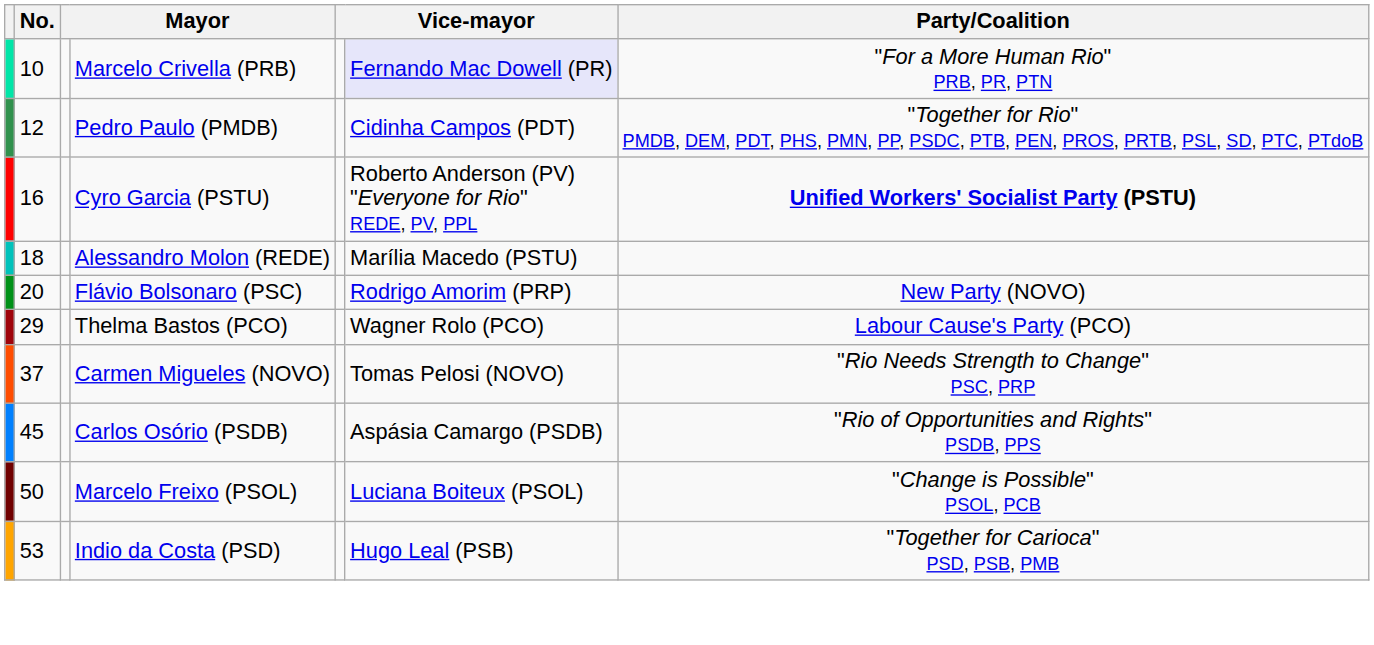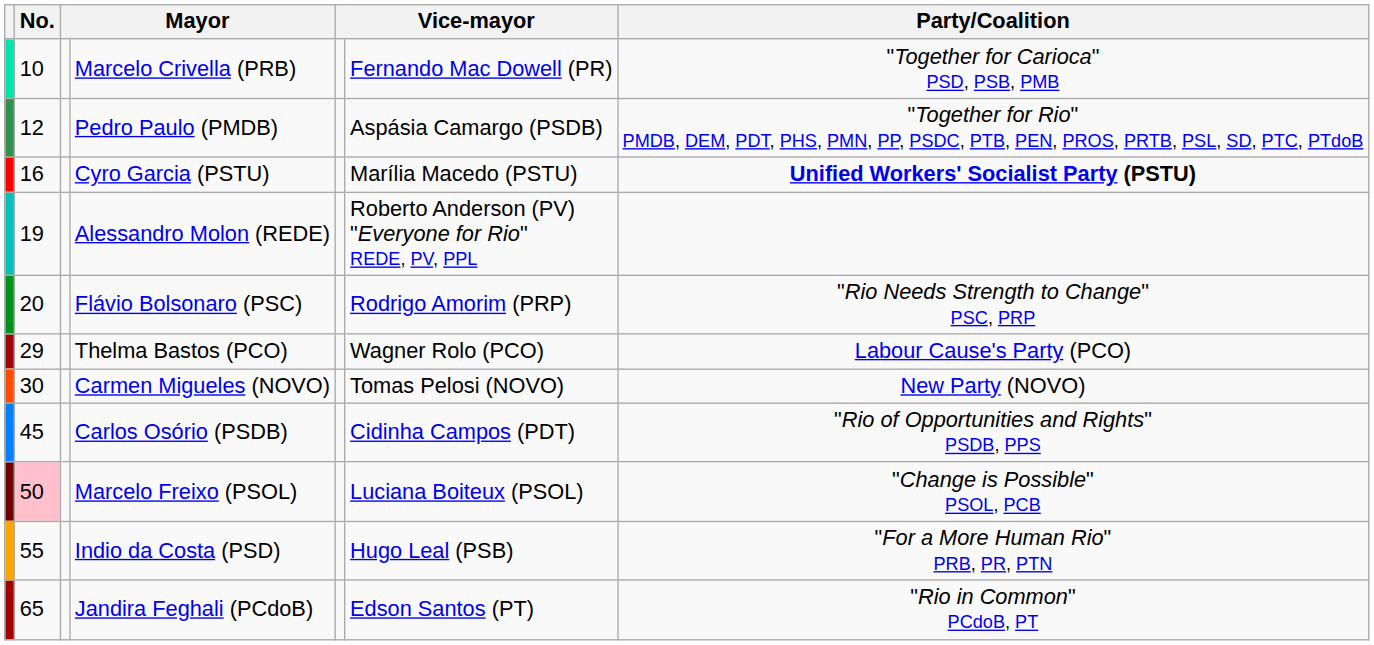(481, 68) lavender background -> (481, 68) no background
(993, 68) "For a More Human Rio" PRB, PR, PTN -> (993, 68) "Together for Carioca" PSD, PSB, PMB
(463, 127) Cidinha Campos (PDT) -> (476, 127) Aspásia Camargo (PSDB)
(481, 199) Roberto Anderson (PV) "Everyone for Rio" REDE, PV, PPL -> (464, 174) Marília Macedo (PSTU)
(32, 257) 18 -> (32, 233) 19
(464, 257) Marília Macedo (PSTU) -> (481, 233) Roberto Anderson (PV) "Everyone for Rio" REDE, PV, PPL
(993, 292) New Party (NOVO) -> (993, 304) "Rio Needs Strength to Change" PSC, PRP
(32, 373) 37 -> (32, 385) 30
(993, 373) "Rio Needs Strength to Change" PSC, PRP -> (993, 385) New Party (NOVO)
(476, 432) Aspásia Camargo (PSDB) -> (463, 432) Cidinha Campos (PDT)
(32, 491) no background -> (32, 491) pink background
(32, 550) 53 -> (32, 550) 55
(993, 550) "Together for Carioca" PSD, PSB, PMB -> (993, 550) "For a More Human Rio" PRB, PR, PTN
+ row: (194, 609)
